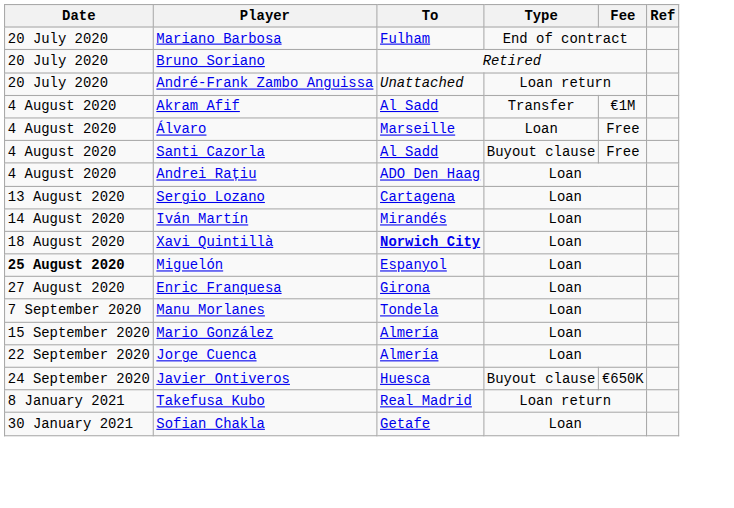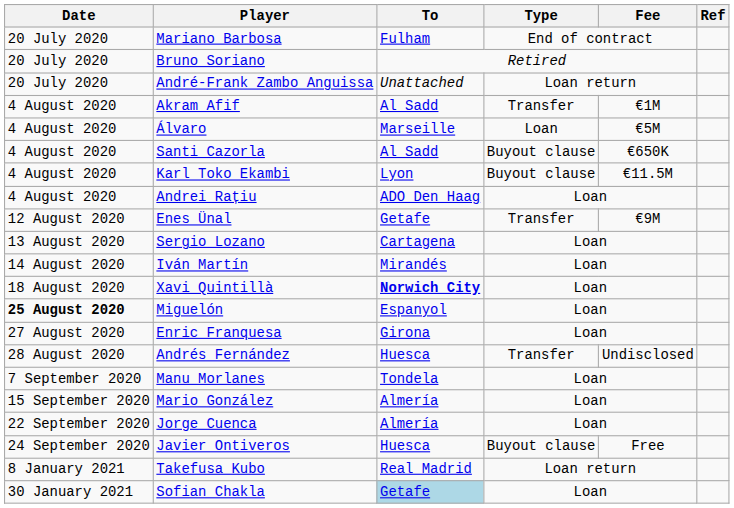(623, 129) Free -> (648, 129) €5M
(623, 152) Free -> (648, 152) €650K
+ row: (223, 175)
+ row: (194, 220)
+ row: (223, 356)
(623, 379) €650K -> (648, 447) Free
(405, 424) no background -> (405, 492) lightblue background
